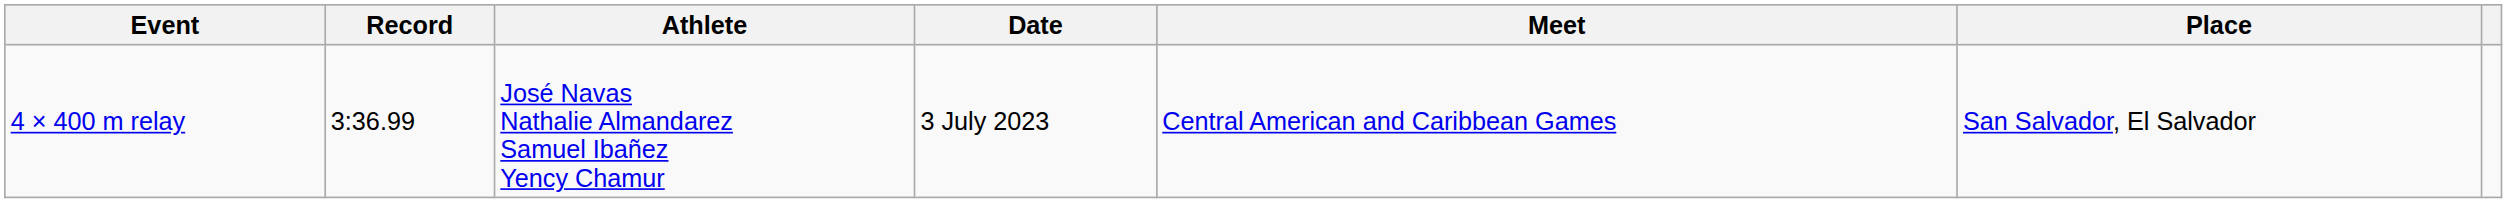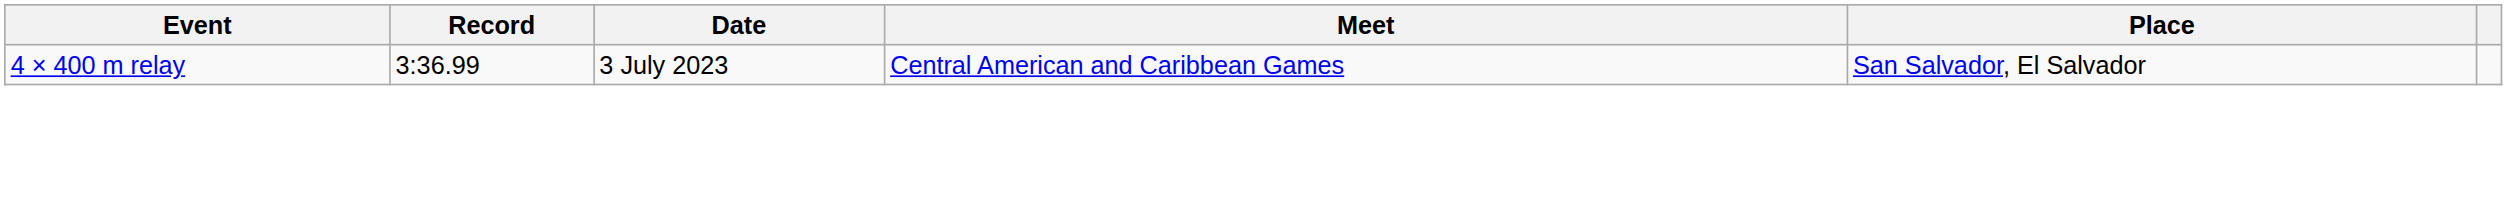- column: (704, 25)
